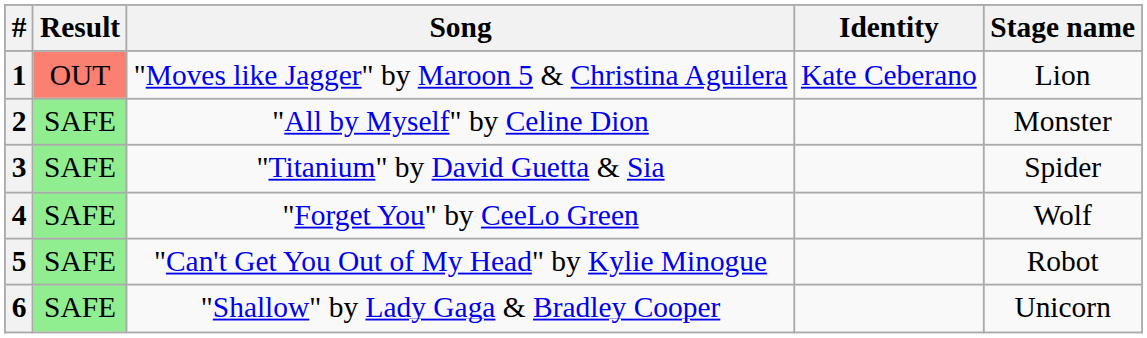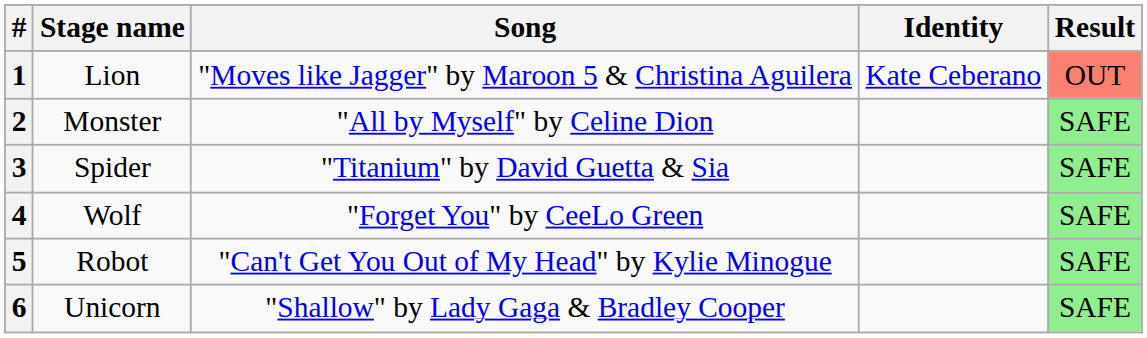columns swapped: (1063, 27) <-> (80, 27)
